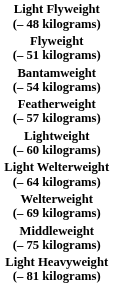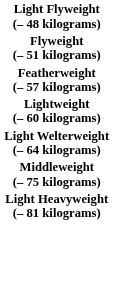- row: (57, 79)
- row: (57, 206)
